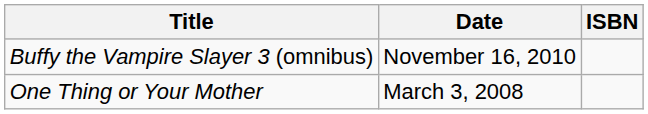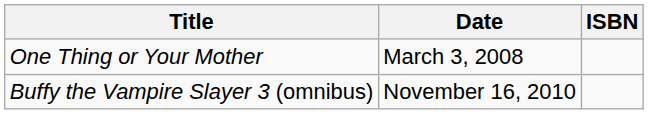rows swapped: (136, 91) <-> (191, 56)
